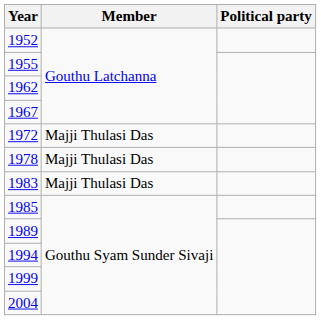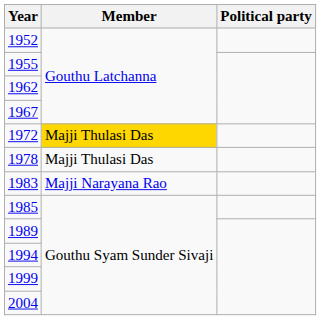(99, 135) no background -> (99, 135) gold background
(99, 183) Majji Thulasi Das -> (106, 183) Majji Narayana Rao
